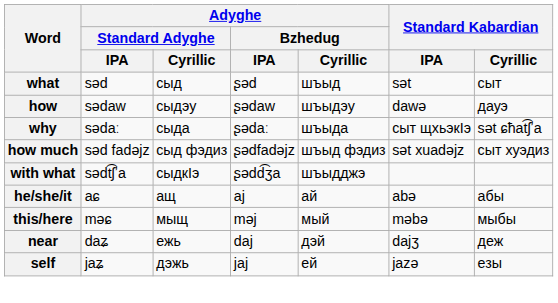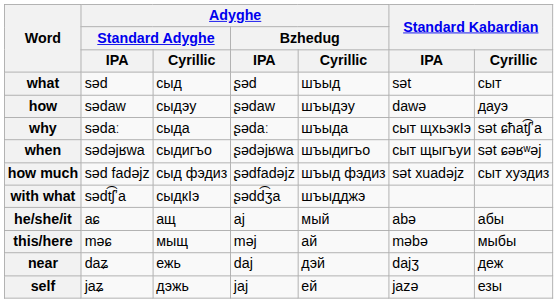+ row: (43, 151)
(309, 196) ай -> (315, 219) мый
(315, 219) мый -> (309, 241) ай
